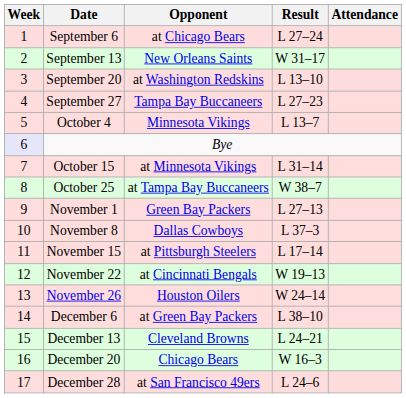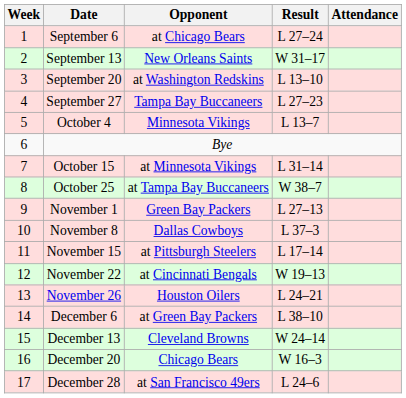(24, 144) lavender background -> (24, 144) no background
(300, 295) W 24–14 -> (300, 295) L 24–21
(300, 338) L 24–21 -> (300, 338) W 24–14
